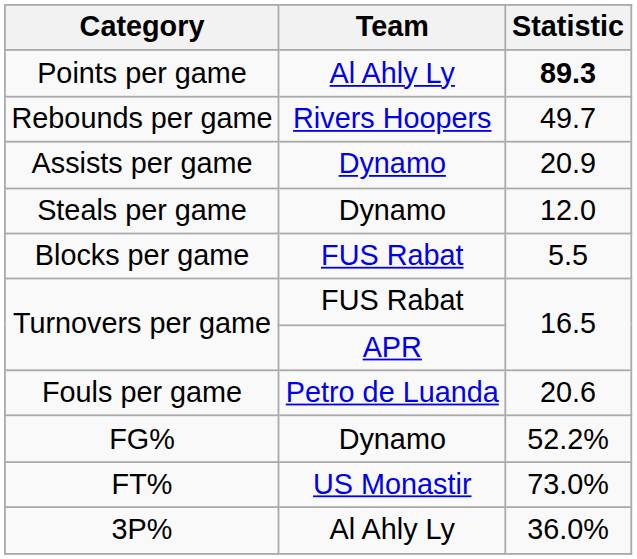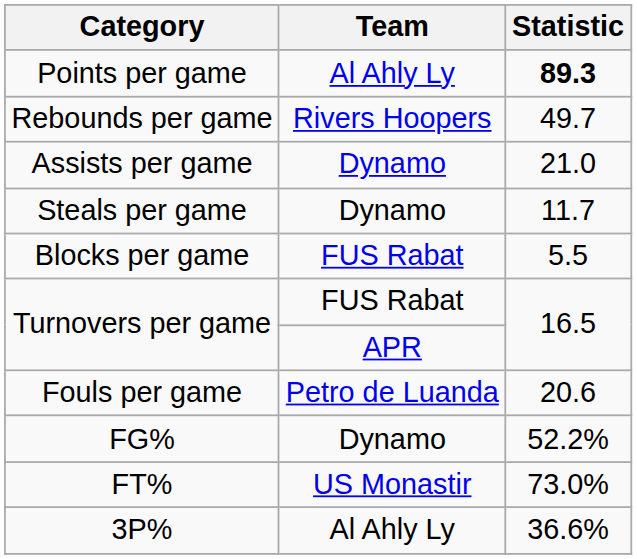(568, 164) 20.9 -> (568, 164) 21.0
(568, 210) 12.0 -> (568, 210) 11.7
(568, 529) 36.0% -> (568, 529) 36.6%
